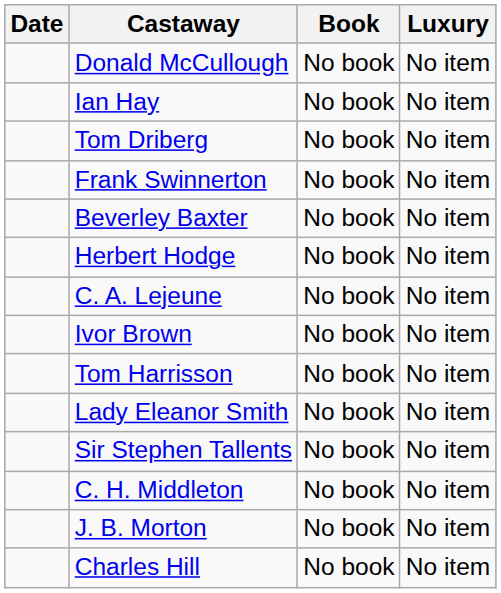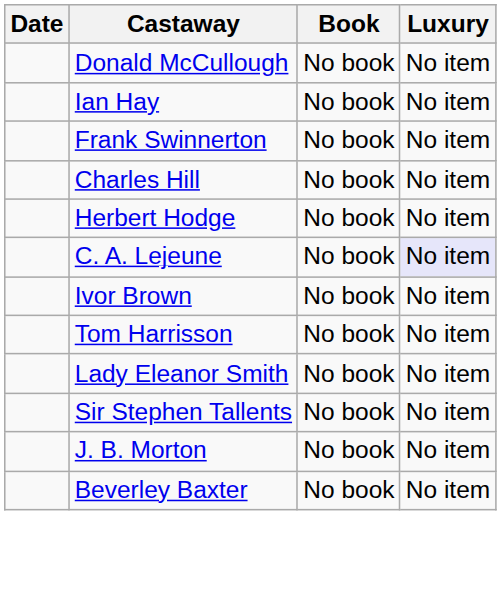- row: (141, 140)
rows swapped: (161, 218) <-> (137, 567)
(448, 295) no background -> (448, 256) lavender background
- row: (159, 489)
